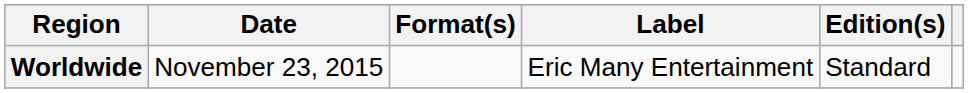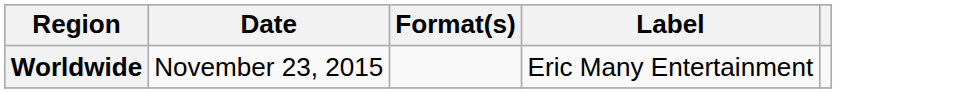- column: (885, 25)
